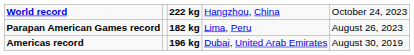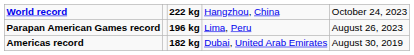(184, 27) 182 kg -> (184, 27) 196 kg
(184, 43) 196 kg -> (184, 43) 182 kg
